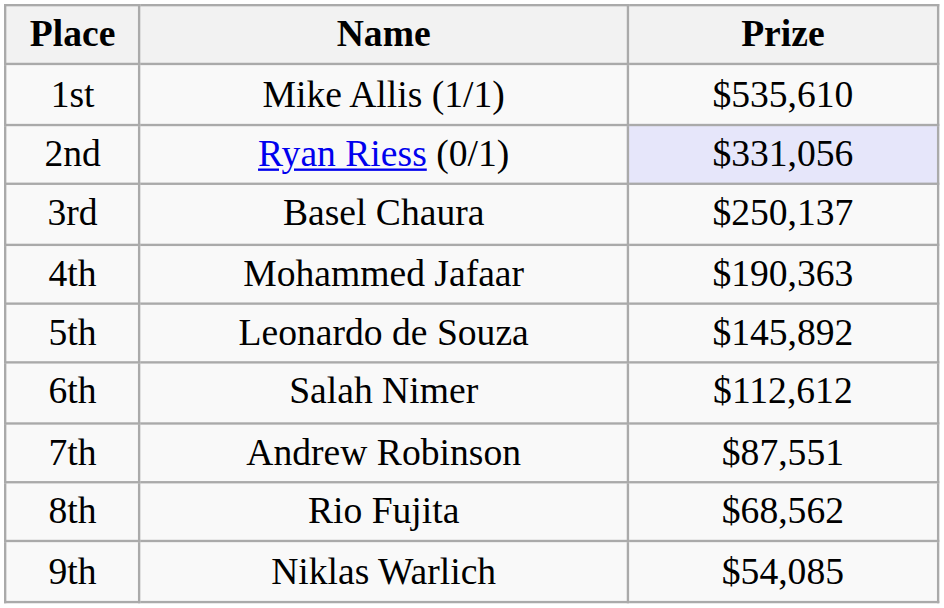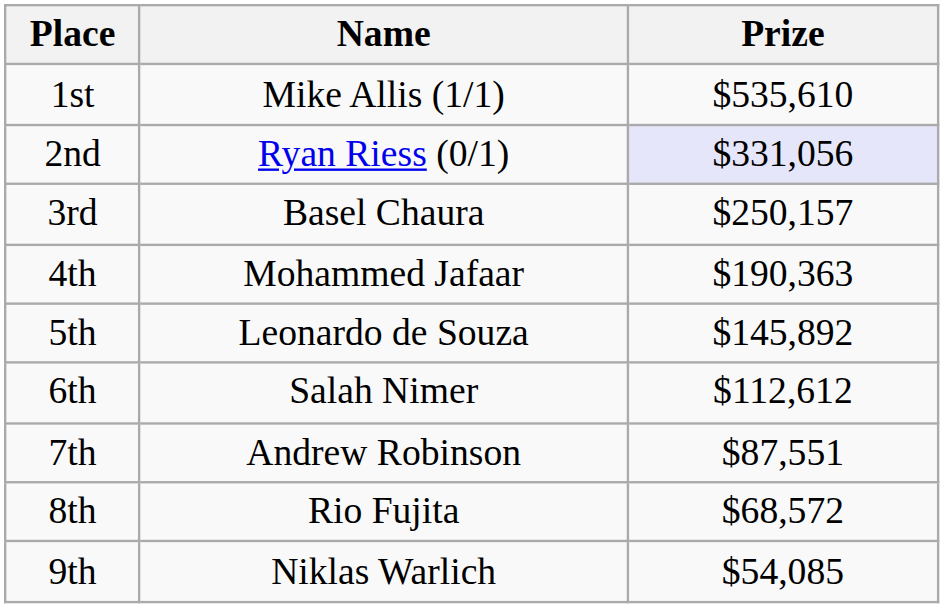(783, 213) $250,137 -> (783, 213) $250,157
(783, 511) $68,562 -> (783, 511) $68,572
